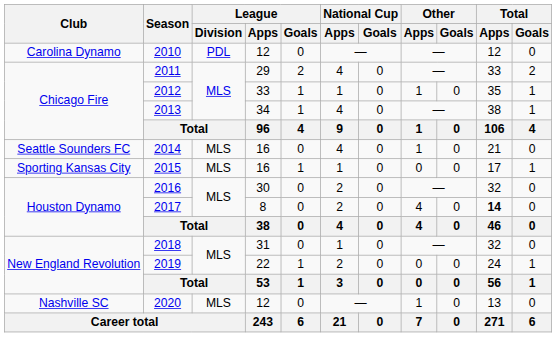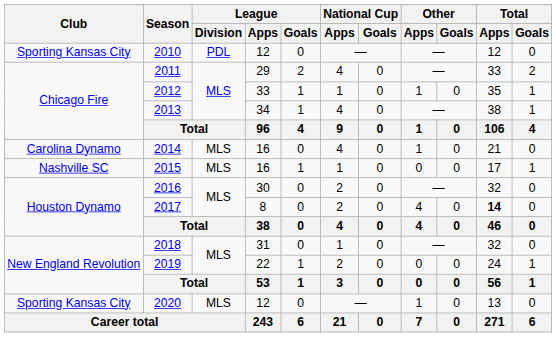(74, 52) Carolina Dynamo -> (74, 52) Sporting Kansas City
(74, 149) Seattle Sounders FC -> (74, 149) Carolina Dynamo
(74, 168) Sporting Kansas City -> (74, 168) Nashville SC
(74, 303) Nashville SC -> (74, 303) Sporting Kansas City
